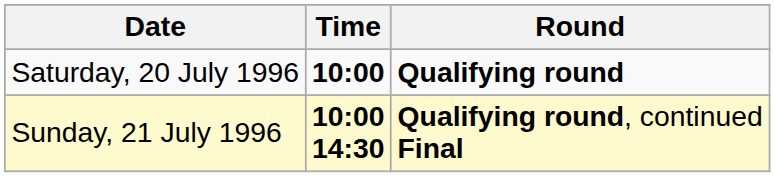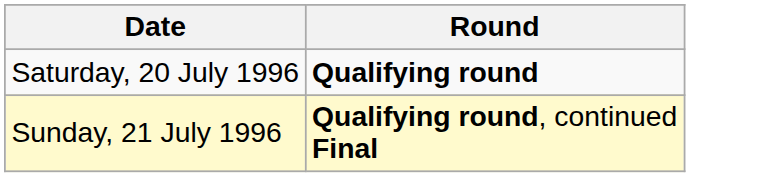- column: (348, 26)
